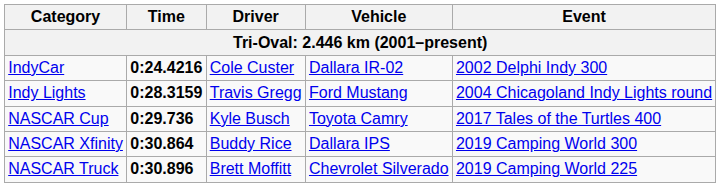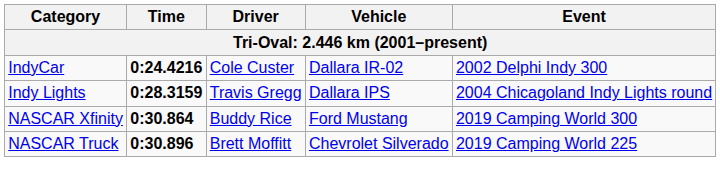(358, 93) Ford Mustang -> (349, 93) Dallara IPS
- row: (58, 118)
(349, 144) Dallara IPS -> (358, 118) Ford Mustang
